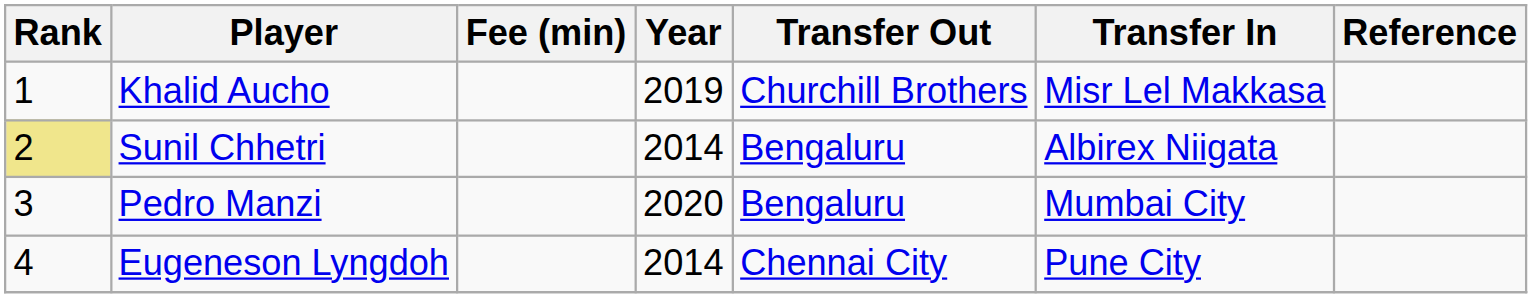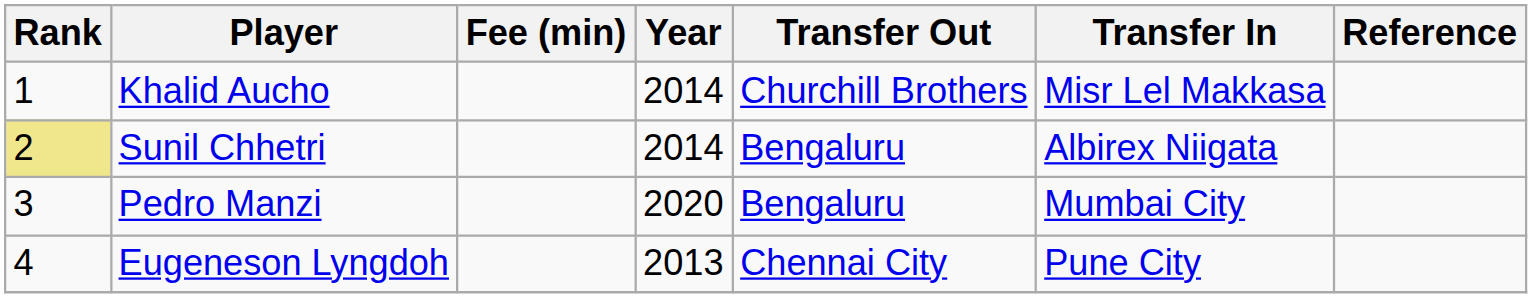(683, 90) 2019 -> (683, 90) 2014
(683, 262) 2014 -> (683, 262) 2013
